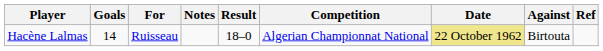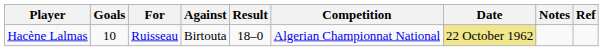columns swapped: (549, 14) <-> (200, 14)
(109, 35) 14 -> (109, 35) 10
